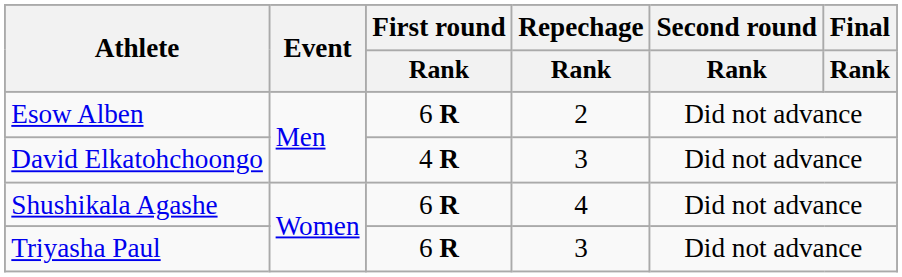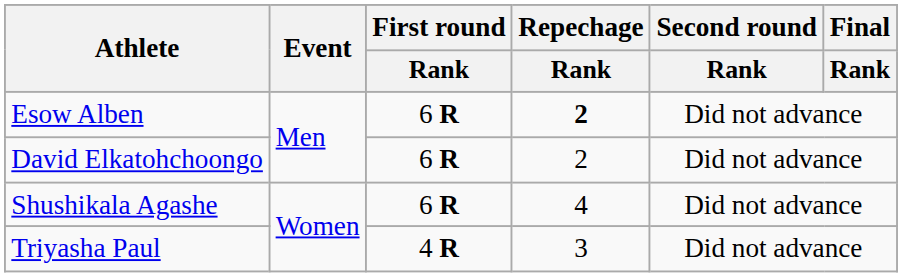(581, 114) normal -> (581, 114) bold
(439, 159) 4 R -> (439, 159) 6 R
(581, 159) 3 -> (581, 159) 2
(439, 249) 6 R -> (439, 249) 4 R
